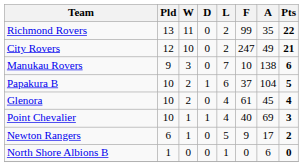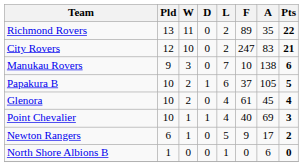(246, 30) 99 -> (246, 30) 89
(268, 48) 49 -> (268, 48) 83
(268, 83) 104 -> (268, 83) 105
